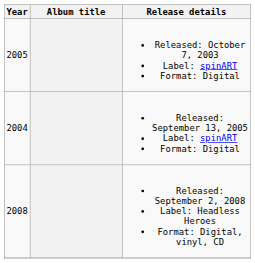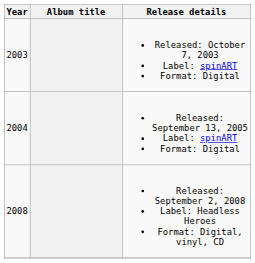(17, 55) 2005 -> (17, 55) 2003
